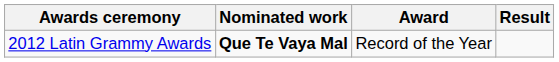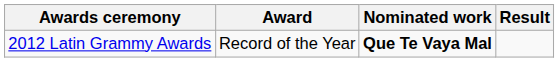columns swapped: (424, 17) <-> (283, 17)
